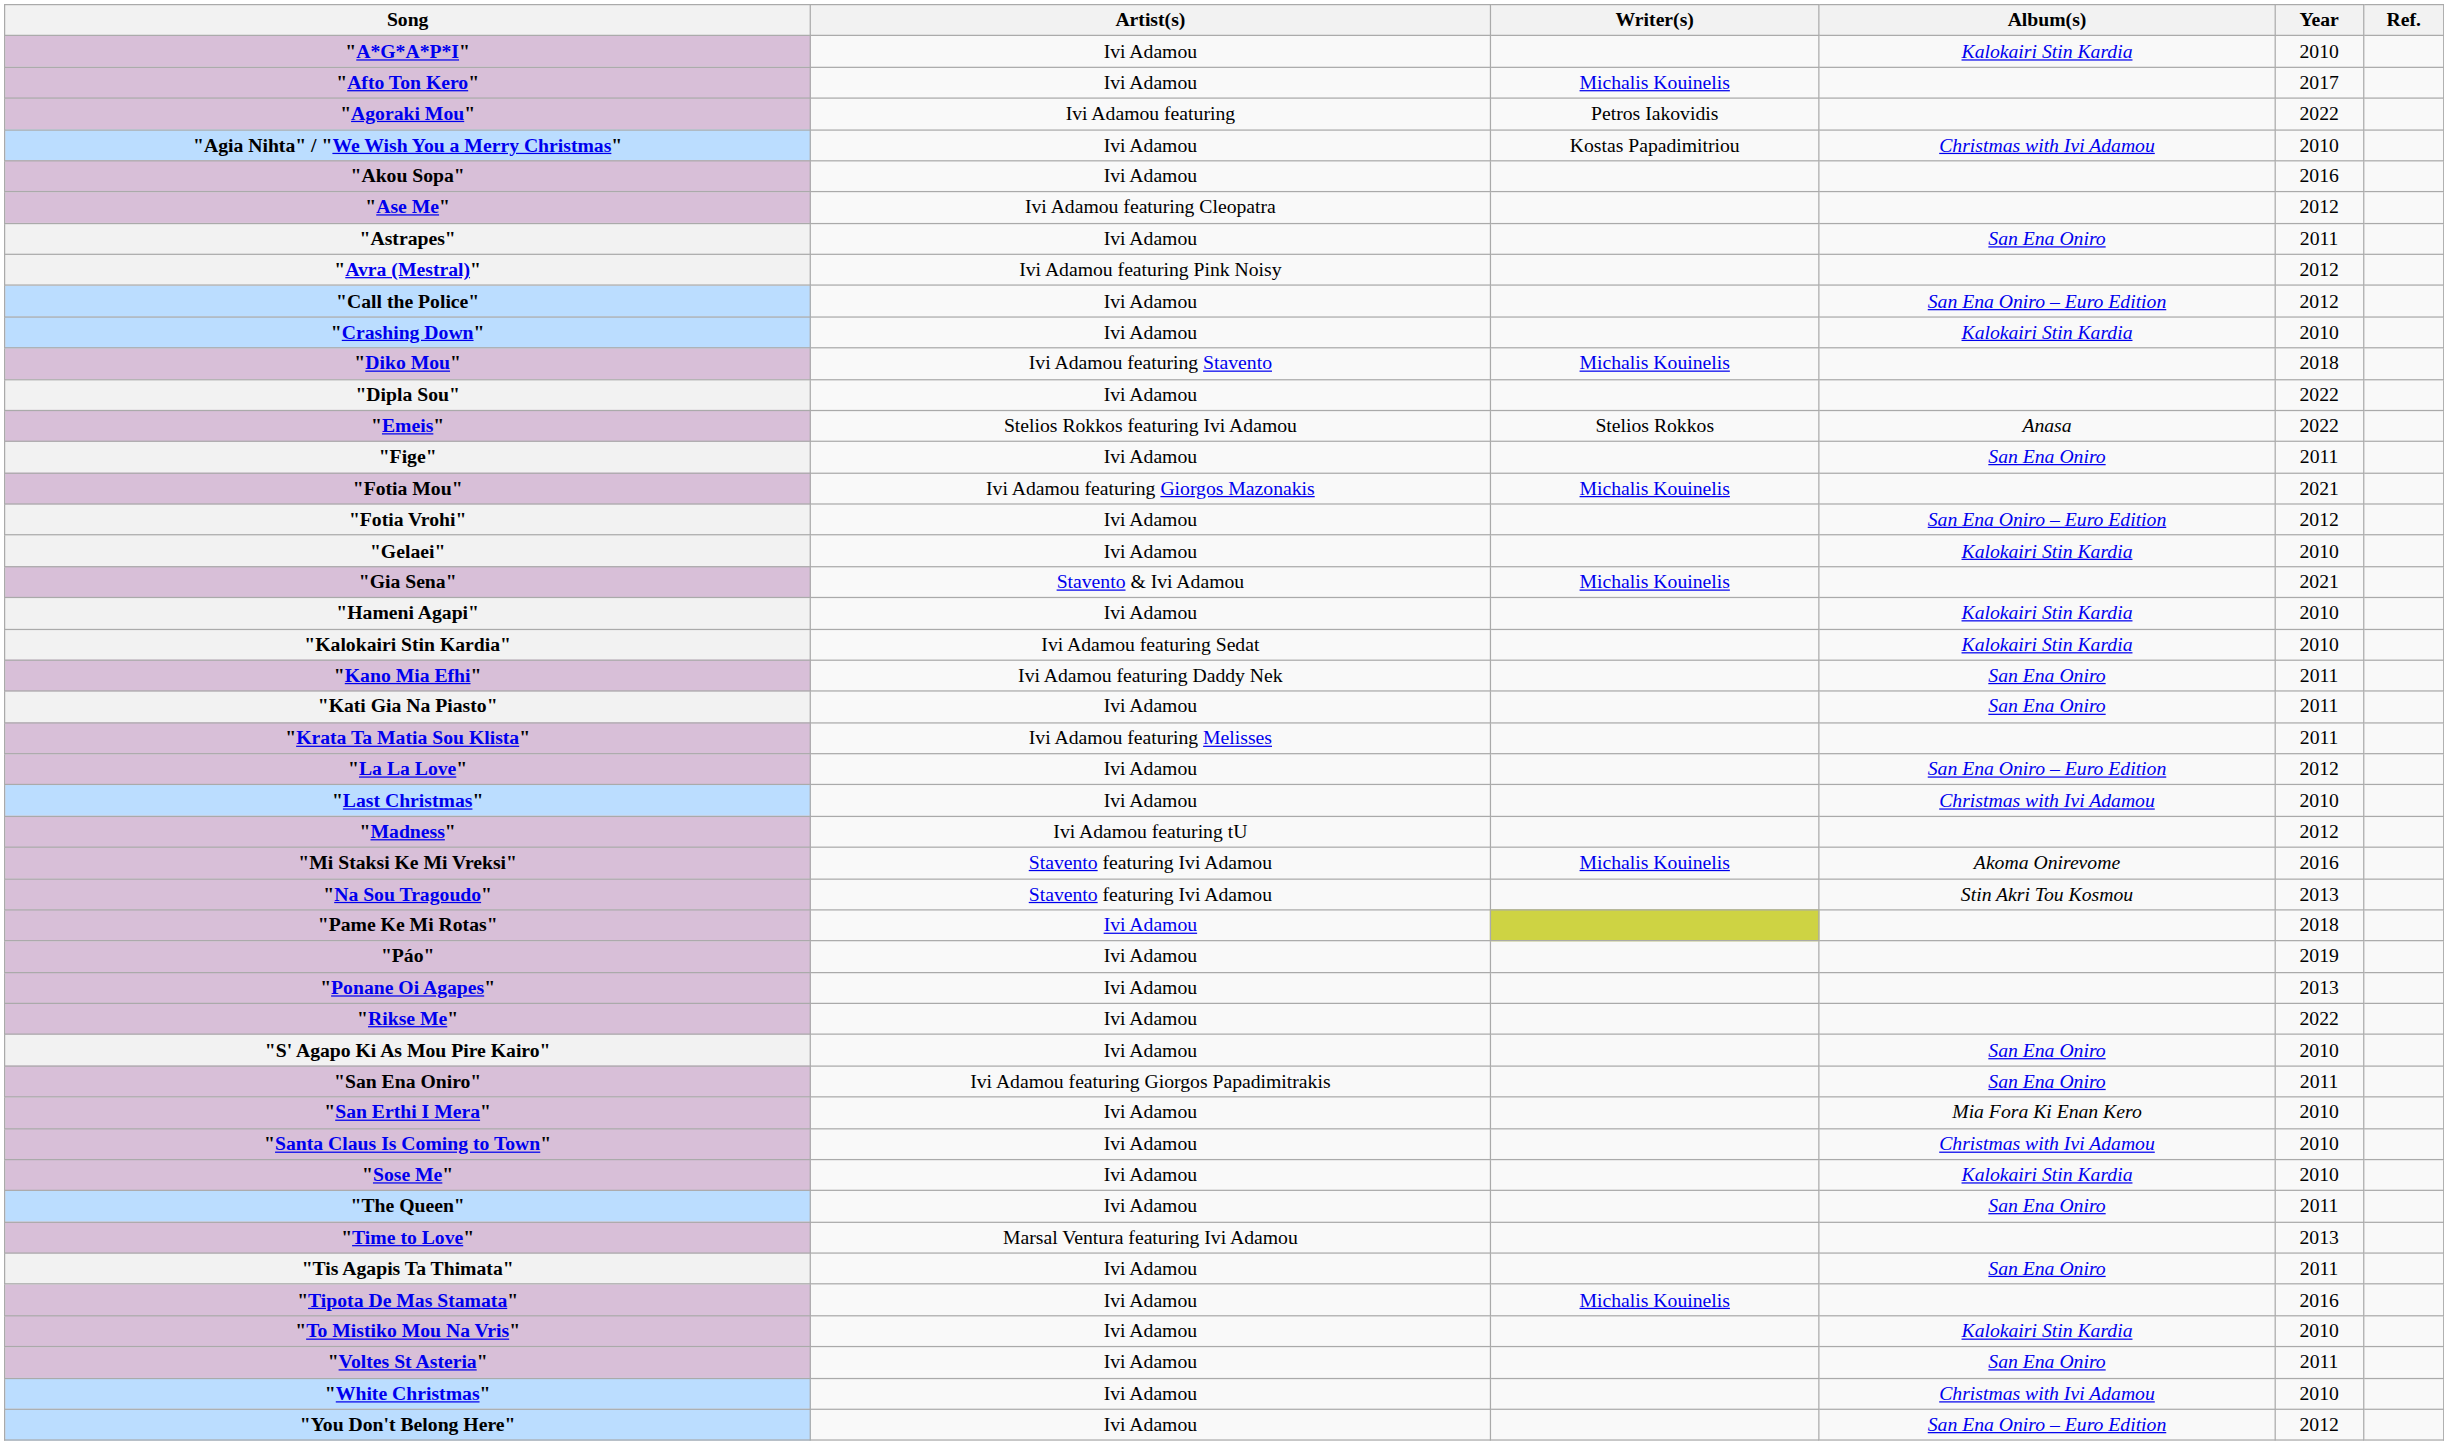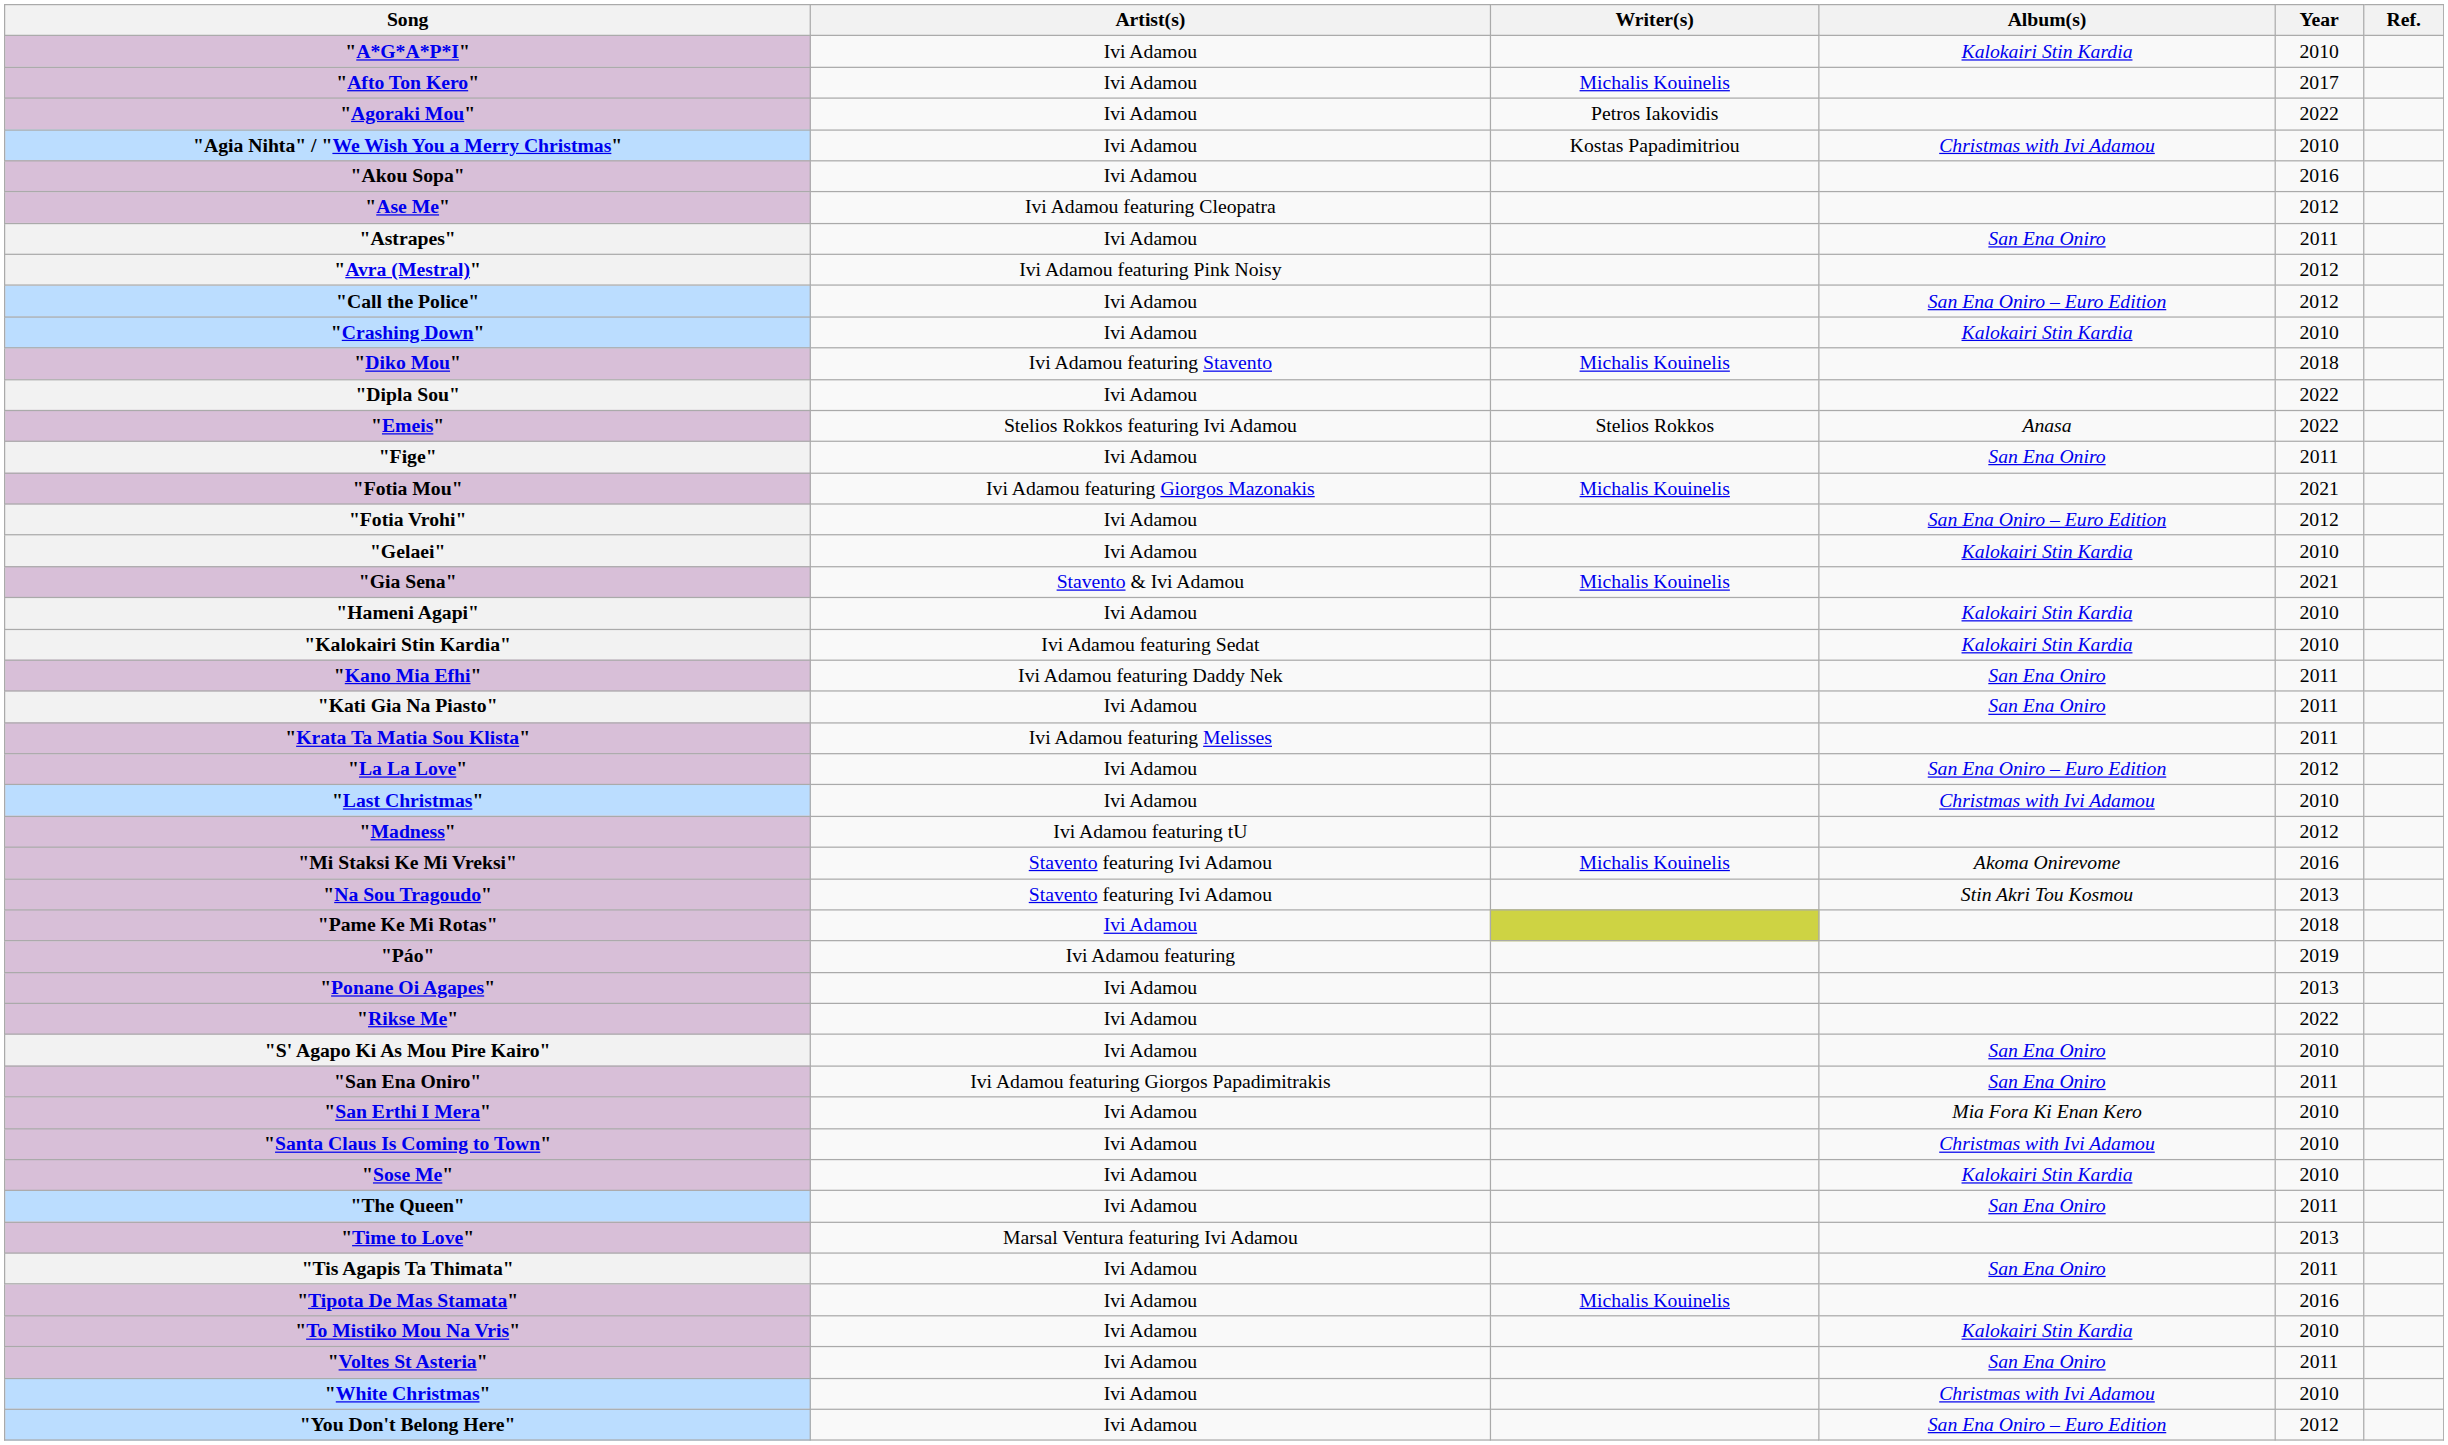(1150, 113) Ivi Adamou featuring -> (1150, 113) Ivi Adamou
(1150, 956) Ivi Adamou -> (1150, 956) Ivi Adamou featuring
